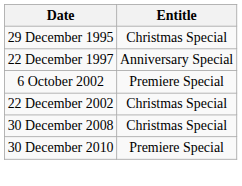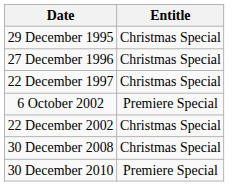+ row: (61, 59)
(177, 59) Anniversary Special -> (170, 81) Christmas Special
